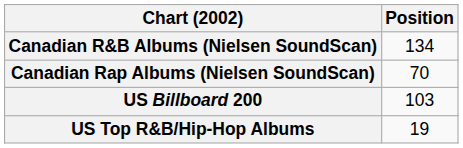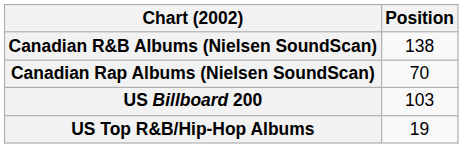(420, 45) 134 -> (420, 45) 138
